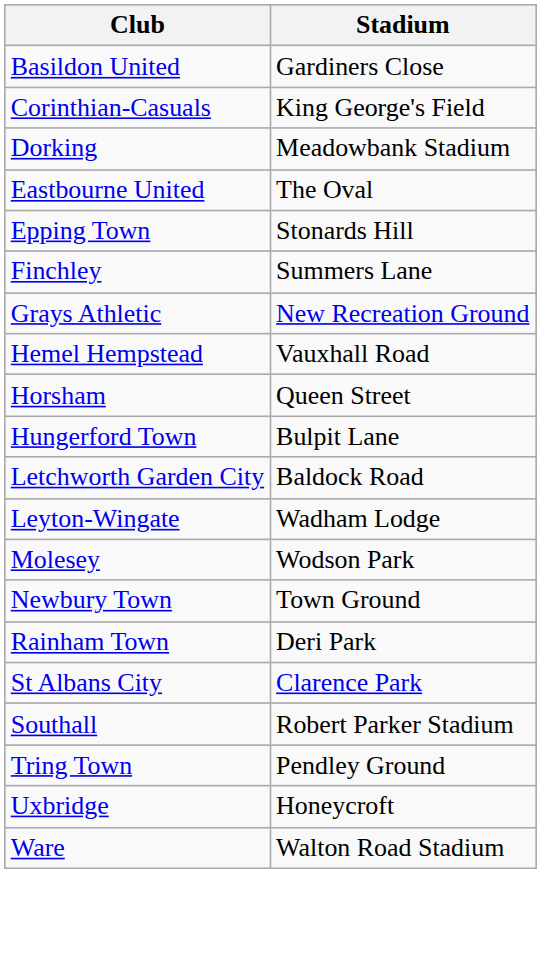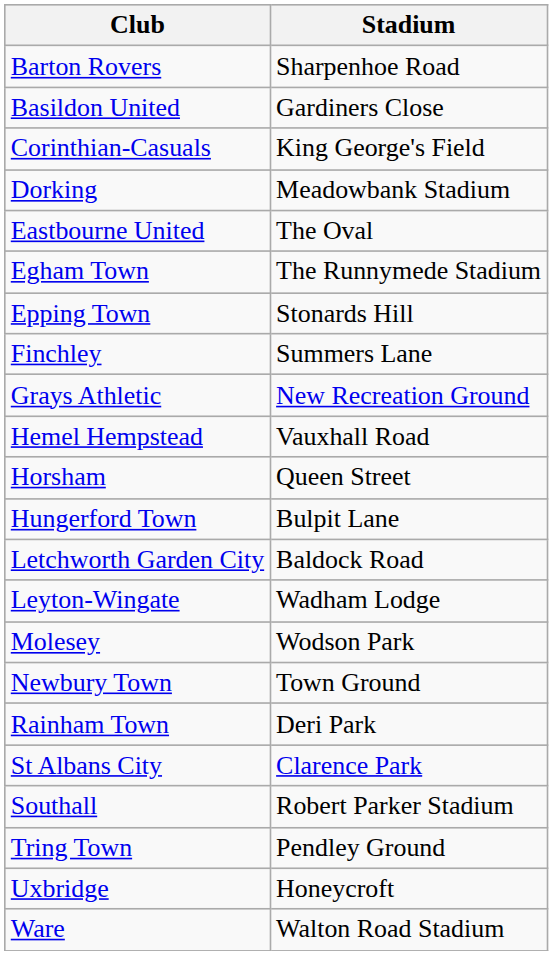+ row: (86, 66)
+ row: (80, 271)
